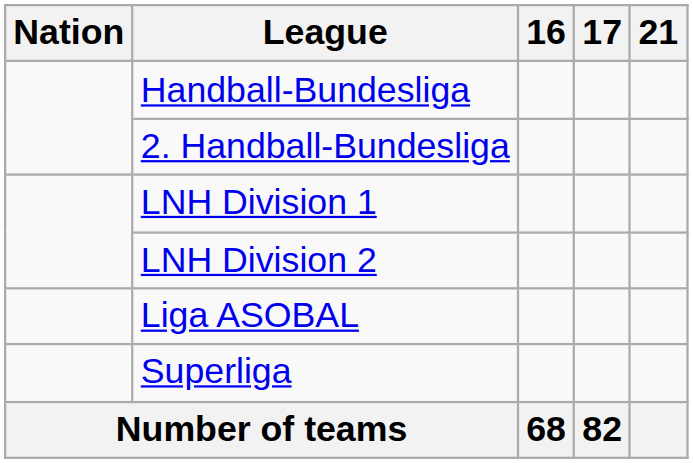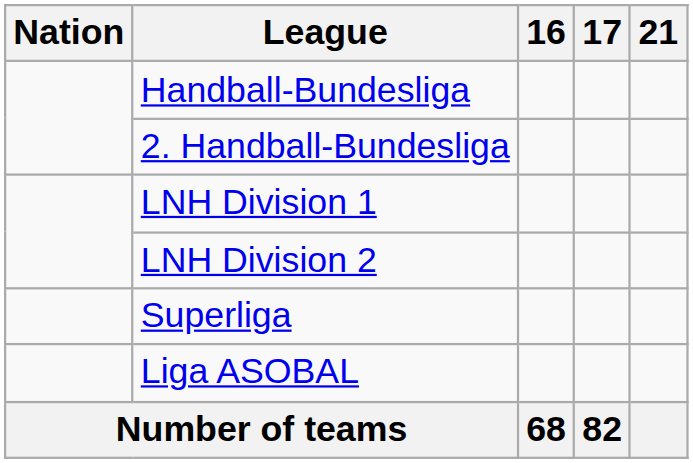rows swapped: (250, 315) <-> (216, 372)
